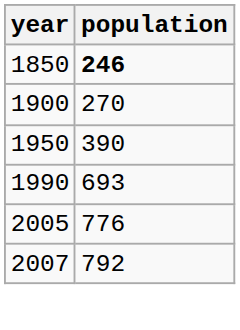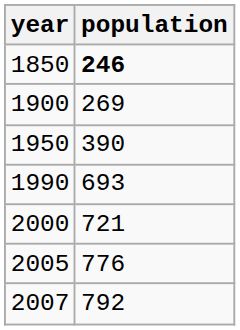(103, 105) 270 -> (103, 105) 269
+ row: (40, 224)
